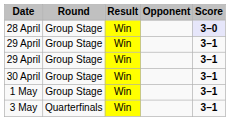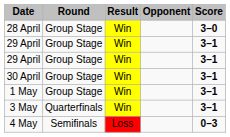(209, 28) lavender background -> (209, 28) no background
+ row: (23, 124)
